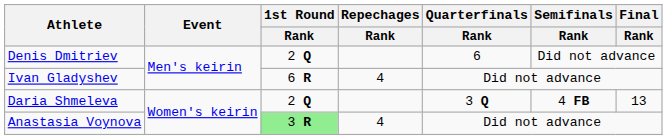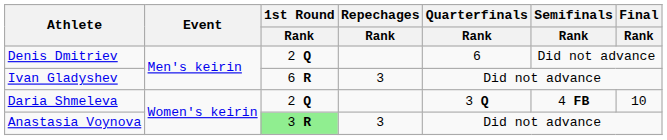(380, 79) 4 -> (380, 79) 3
(639, 101) 13 -> (639, 101) 10
(380, 123) 4 -> (380, 123) 3
